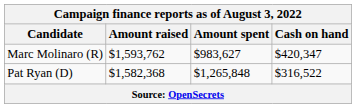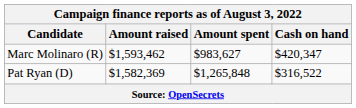(137, 53) $1,593,762 -> (137, 53) $1,593,462
(137, 73) $1,582,368 -> (137, 73) $1,582,369
